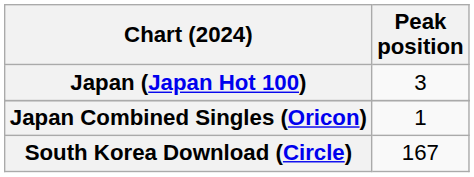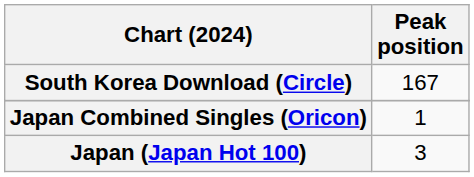rows swapped: (188, 82) <-> (188, 152)
